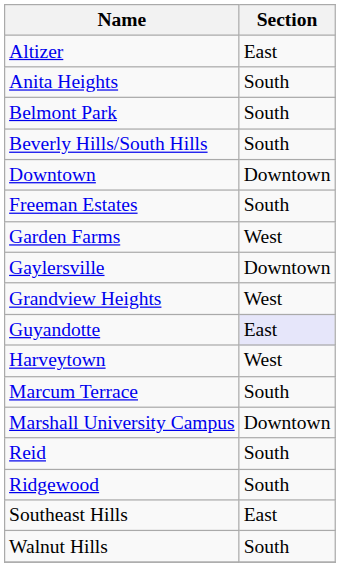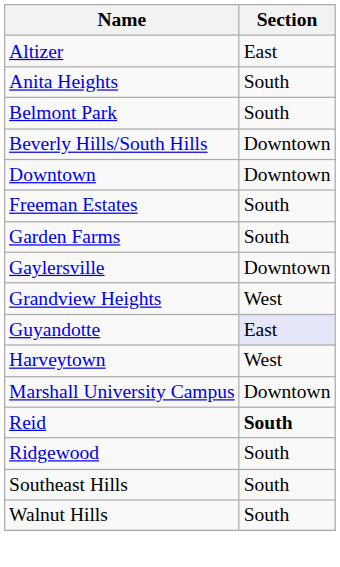(266, 143) South -> (287, 143) Downtown
(263, 236) West -> (266, 236) South
- row: (74, 391)
(266, 453) normal -> (268, 422) bold
(260, 515) East -> (266, 484) South
